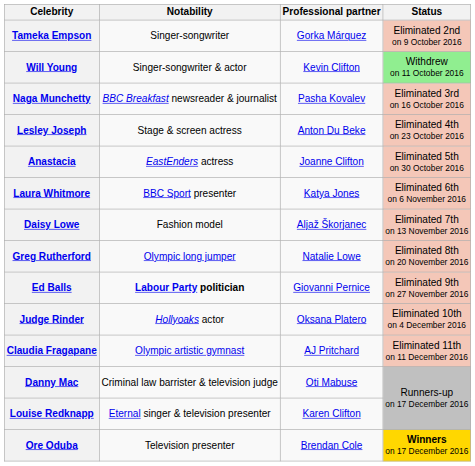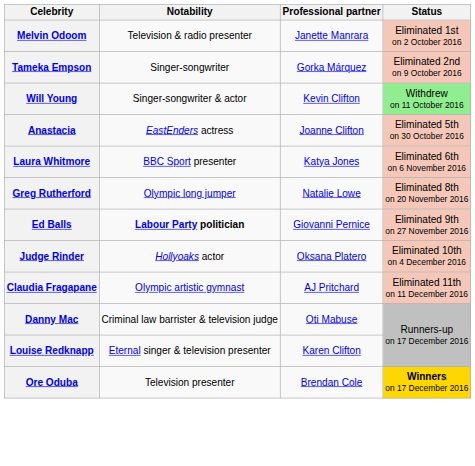+ row: (52, 36)
- row: (52, 99)
- row: (52, 130)
- row: (52, 225)
